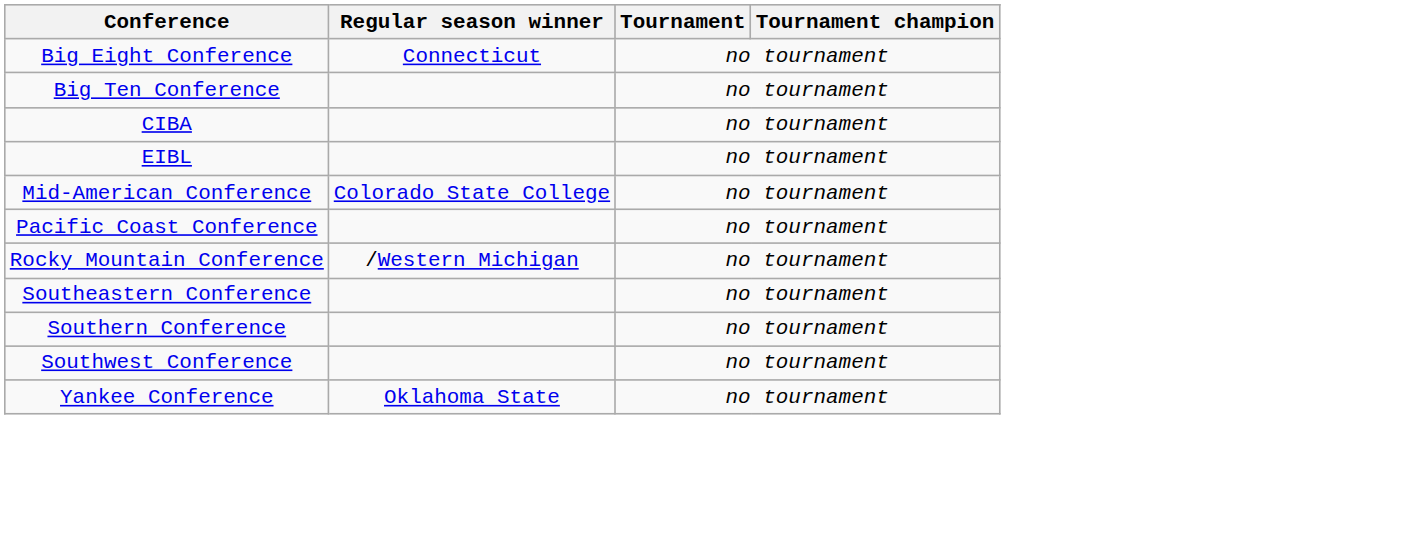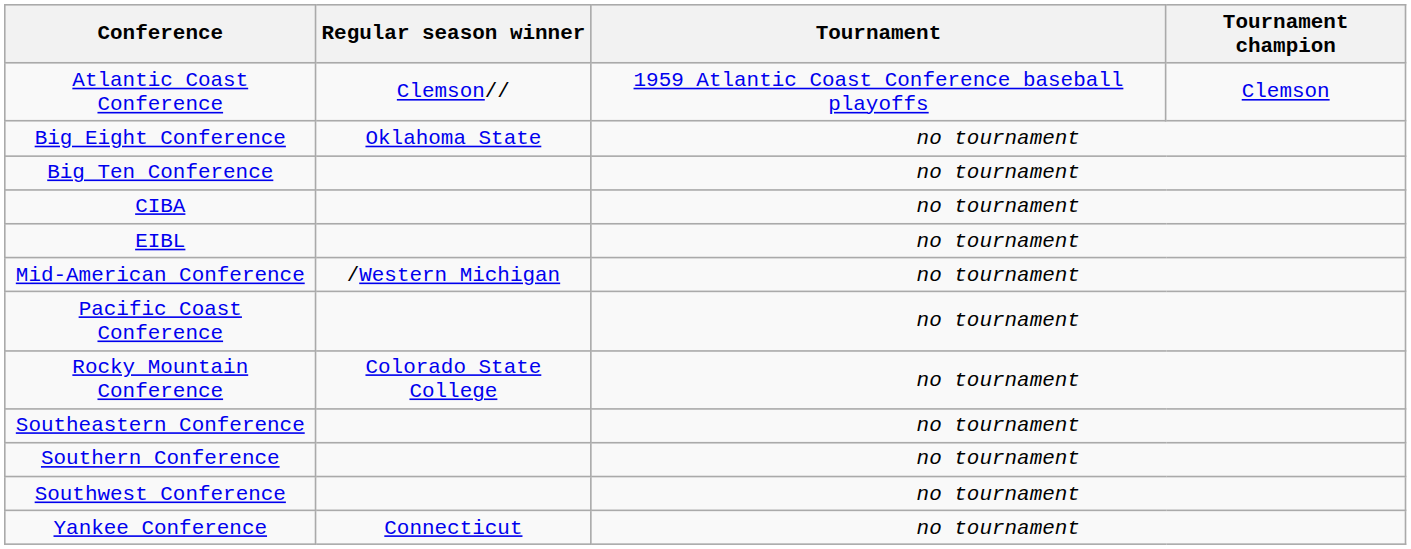+ row: (160, 92)
(472, 56) Connecticut -> (453, 138) Oklahoma State
(472, 192) Colorado State College -> (453, 275) /Western Michigan
(472, 261) /Western Michigan -> (453, 379) Colorado State College
(472, 397) Oklahoma State -> (453, 528) Connecticut
